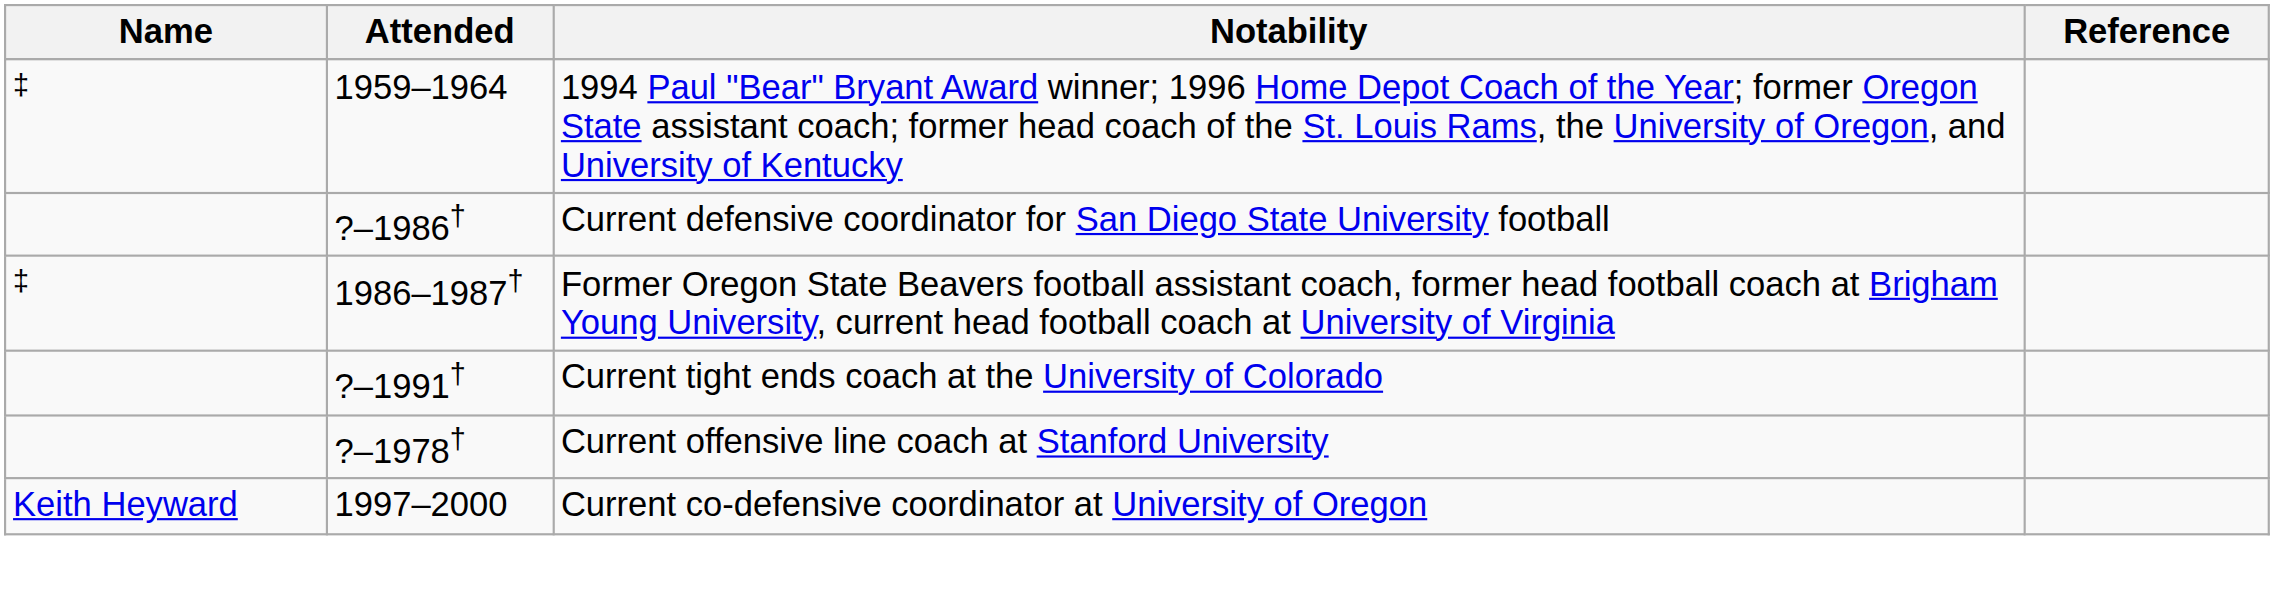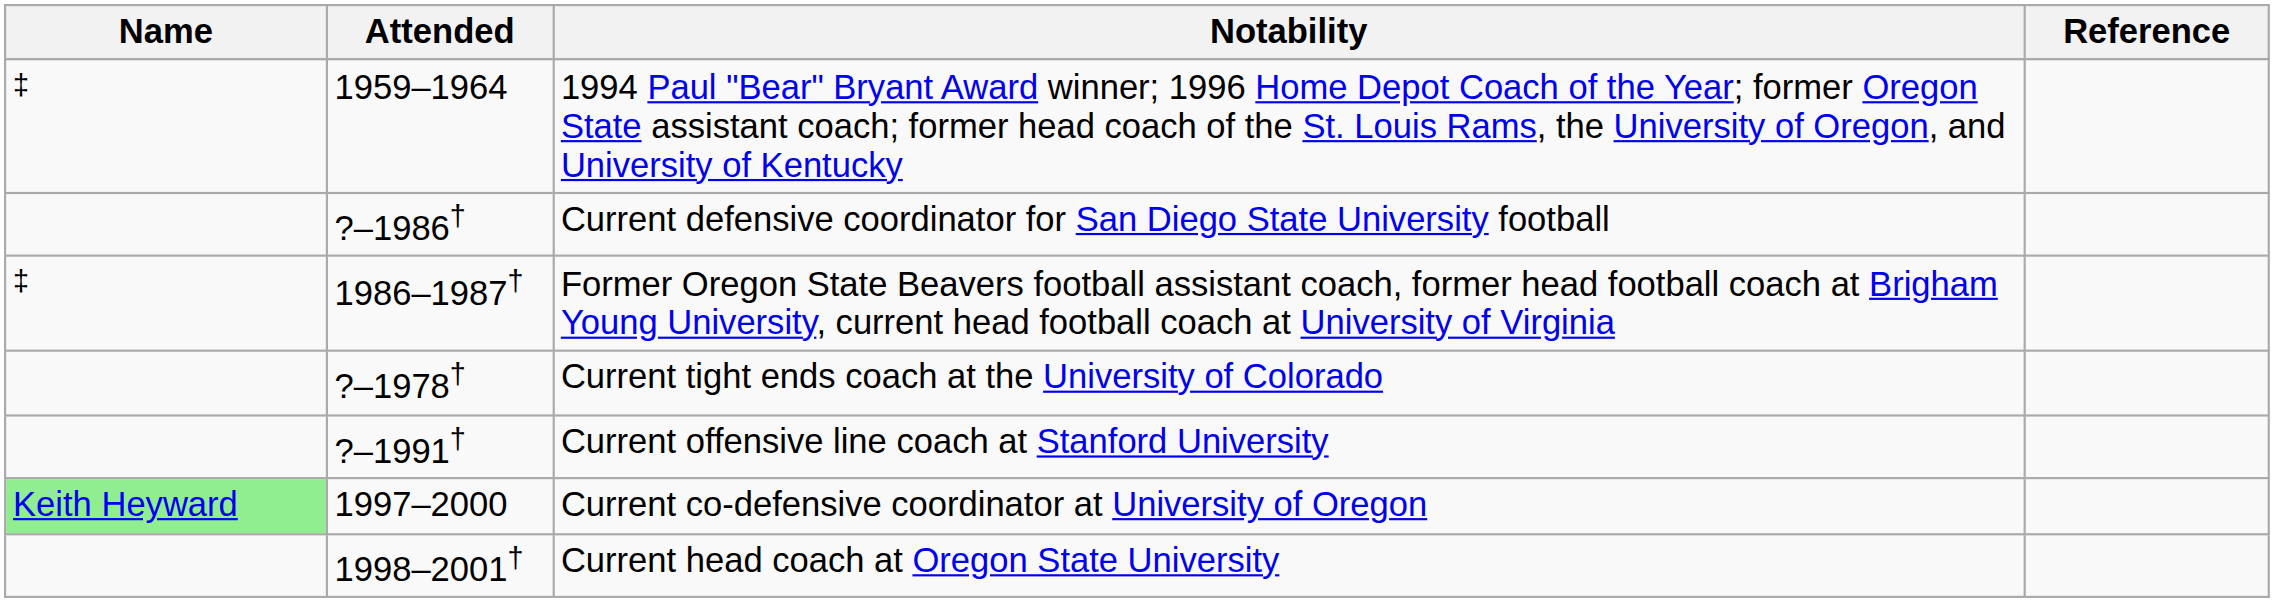(400, 381) ?–1991† -> (400, 381) ?–1978†
(400, 445) ?–1978† -> (400, 445) ?–1991†
(125, 505) no background -> (125, 505) lightgreen background
+ row: (920, 560)
